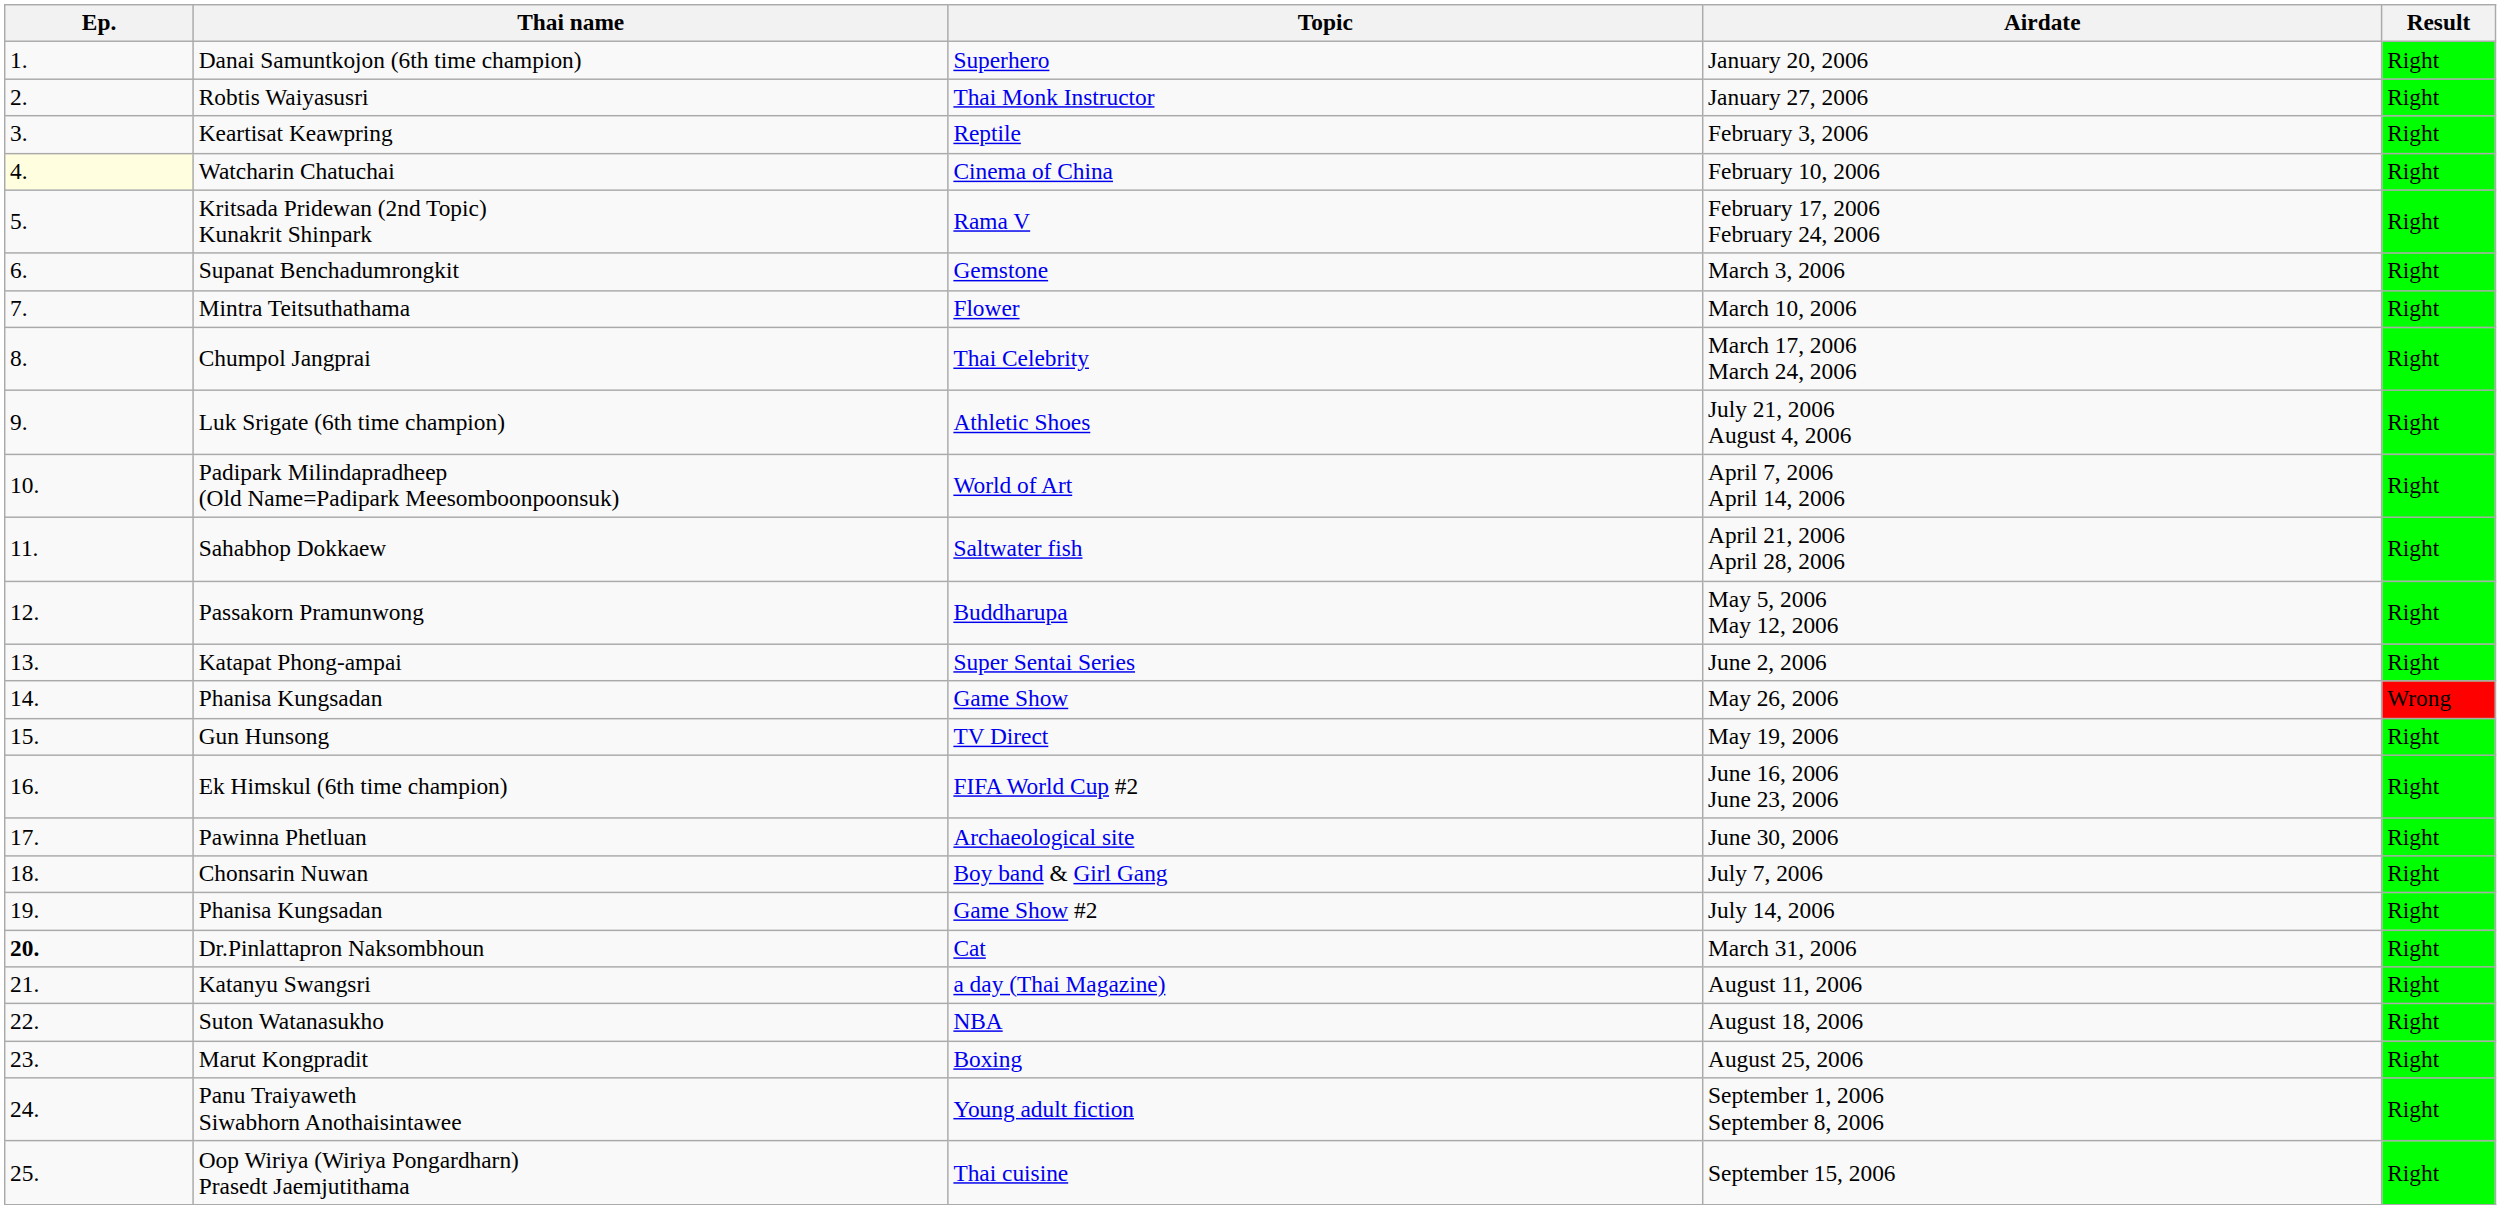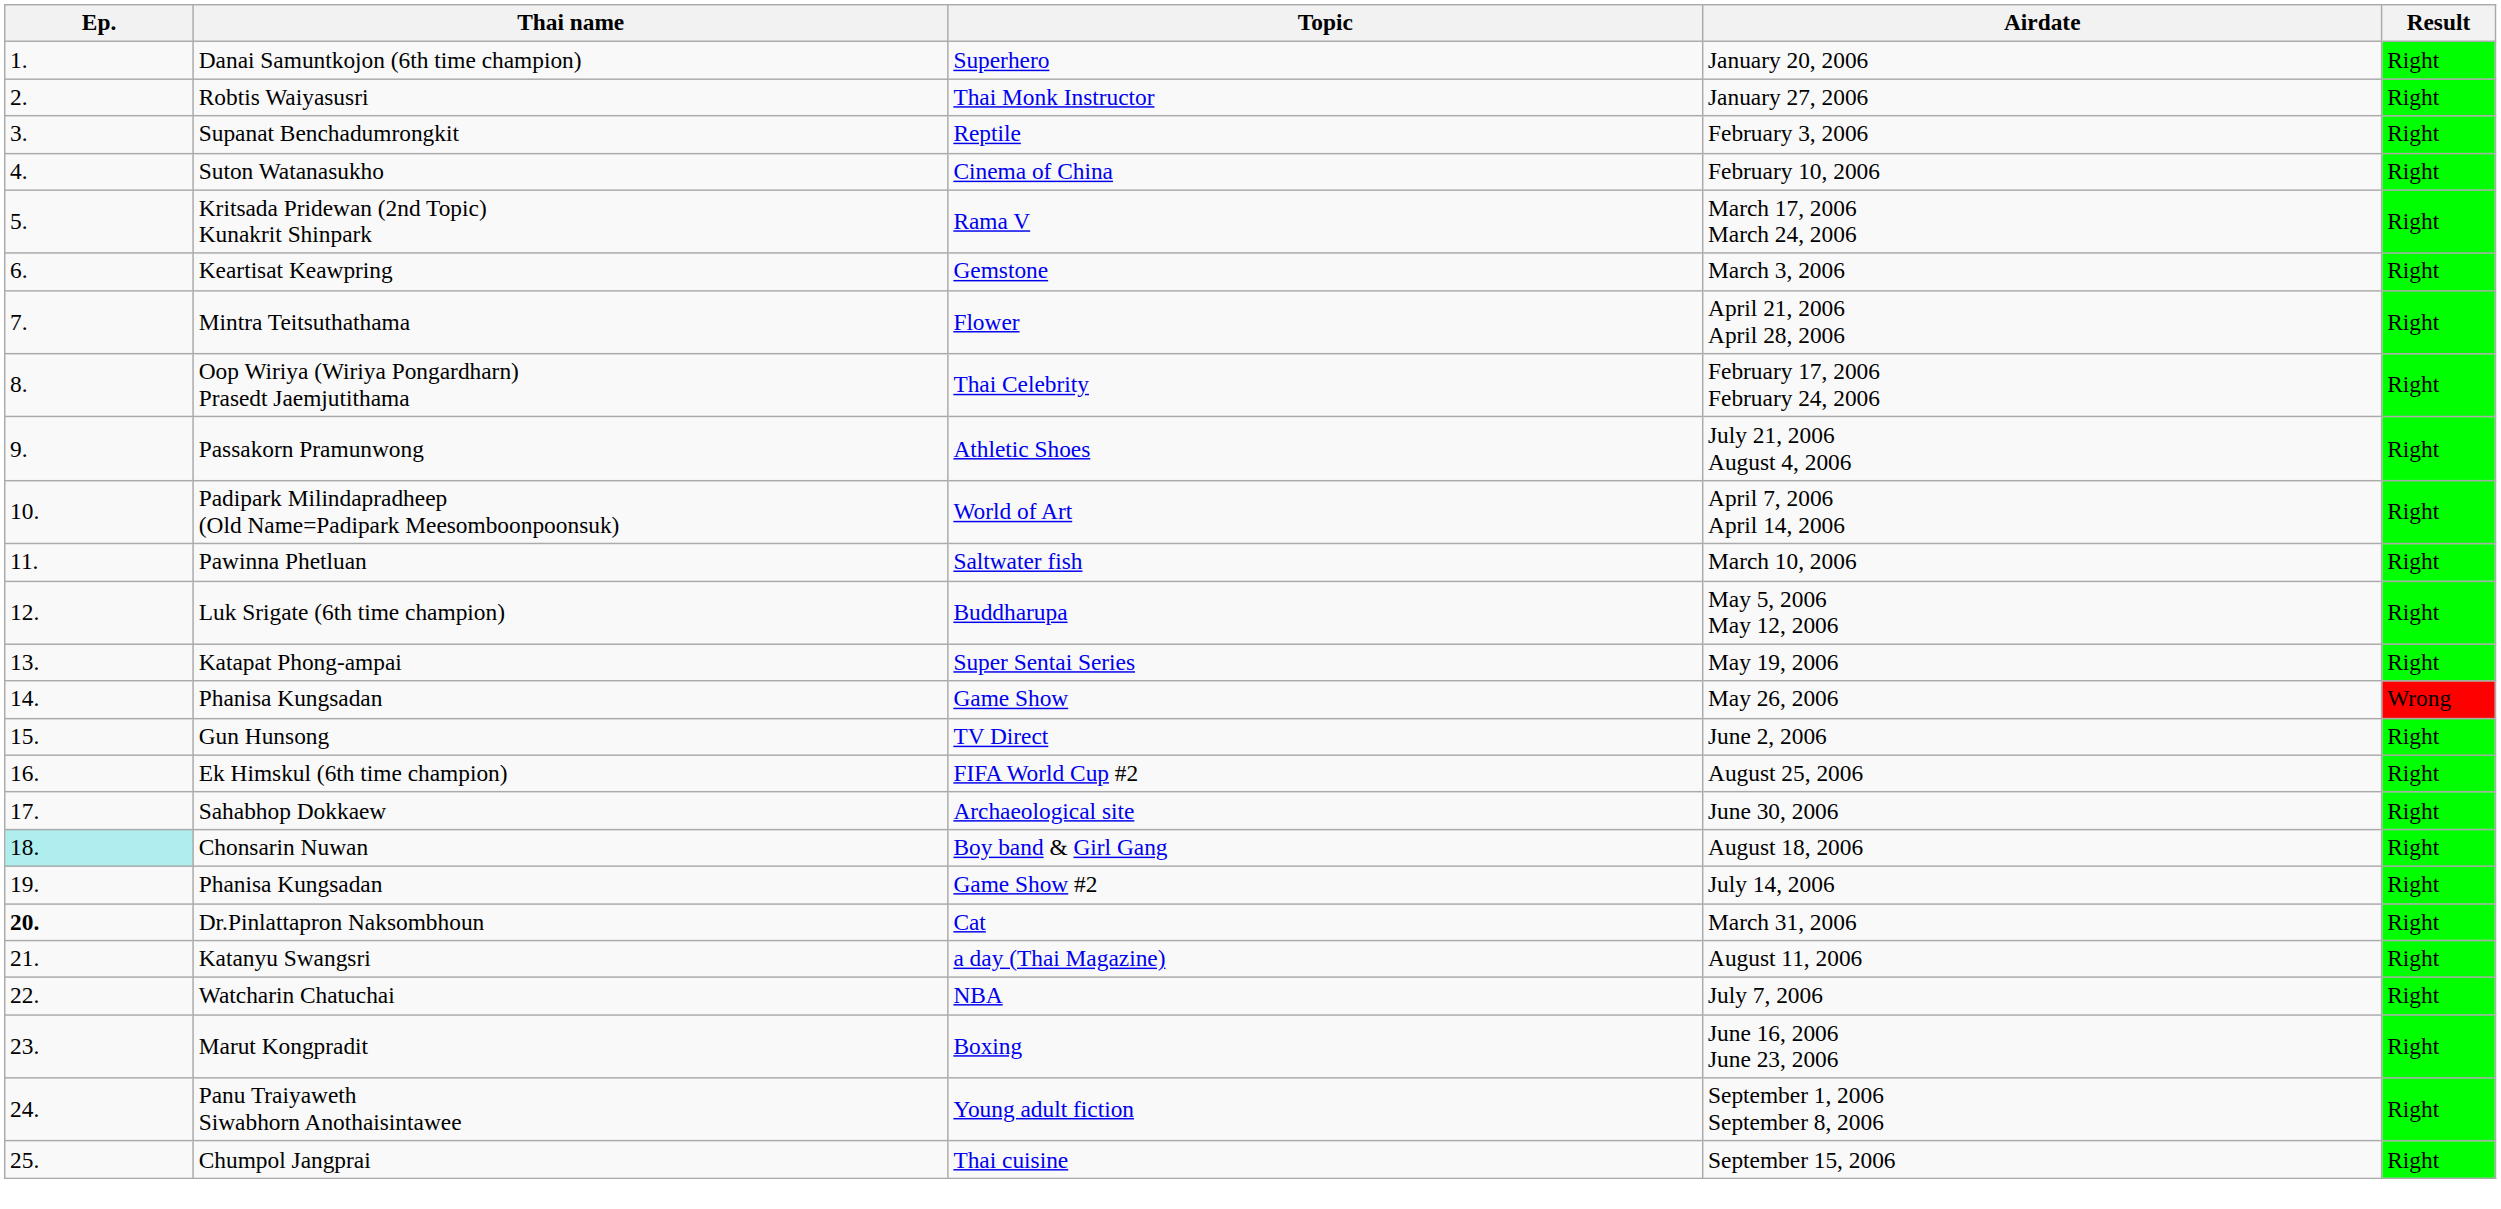(296, 134) Keartisat Keawpring -> (329, 134) Supanat Benchadumrongkit
(19, 171) lightyellow background -> (19, 171) no background
(297, 171) Watcharin Chatuchai -> (291, 171) Suton Watanasukho
(1794, 221) February 17, 2006 February 24, 2006 -> (1782, 221) March 17, 2006 March 24, 2006
(329, 271) Supanat Benchadumrongkit -> (296, 271) Keartisat Keawpring
(1782, 308) March 10, 2006 -> (1776, 321) April 21, 2006 April 28, 2006
(285, 358) Chumpol Jangprai -> (359, 385) Oop Wiriya (Wiriya Pongardharn) Prasedt Jaemjutithama
(1782, 358) March 17, 2006 March 24, 2006 -> (1794, 385) February 17, 2006 February 24, 2006
(352, 422) Luk Srigate (6th time champion) -> (311, 448) Passakorn Pramunwong
(292, 548) Sahabhop Dokkaew -> (283, 561) Pawinna Phetluan
(1776, 548) April 21, 2006 April 28, 2006 -> (1782, 561) March 10, 2006
(311, 612) Passakorn Pramunwong -> (352, 612) Luk Srigate (6th time champion)
(1767, 662) June 2, 2006 -> (1773, 662) May 19, 2006
(1773, 736) May 19, 2006 -> (1767, 736) June 2, 2006
(1773, 786) June 16, 2006 June 23, 2006 -> (1786, 773) August 25, 2006
(283, 836) Pawinna Phetluan -> (292, 810) Sahabhop Dokkaew
(25, 873) no background -> (25, 847) paleturquoise background
(1765, 873) July 7, 2006 -> (1786, 847) August 18, 2006
(291, 1022) Suton Watanasukho -> (297, 995) Watcharin Chatuchai
(1786, 1022) August 18, 2006 -> (1765, 995) July 7, 2006
(1786, 1059) August 25, 2006 -> (1773, 1045) June 16, 2006 June 23, 2006
(359, 1172) Oop Wiriya (Wiriya Pongardharn) Prasedt Jaemjutithama -> (285, 1159) Chumpol Jangprai
